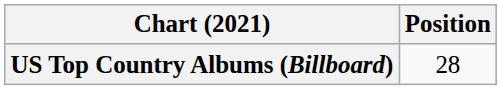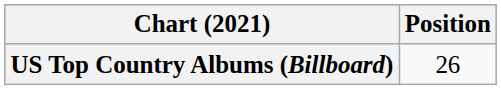(448, 63) 28 -> (448, 63) 26
